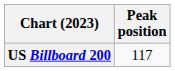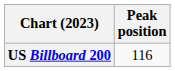(142, 54) 117 -> (142, 54) 116
